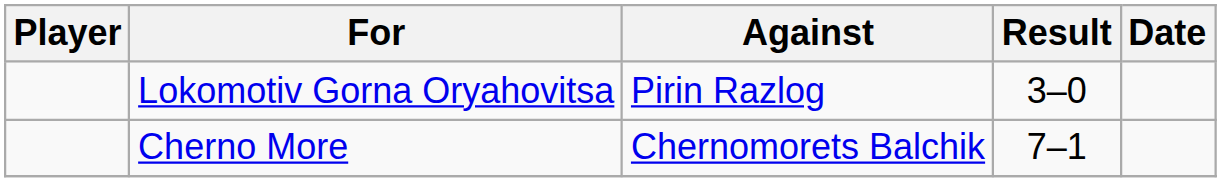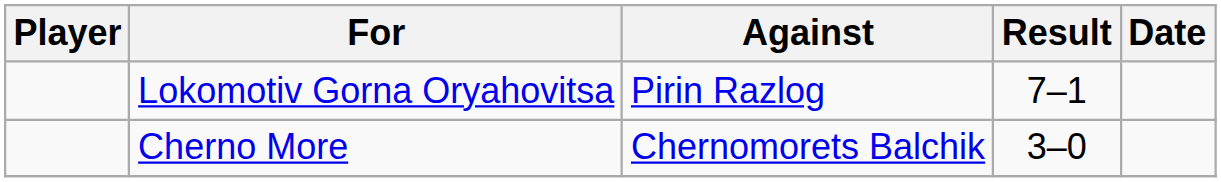(1057, 90) 3–0 -> (1057, 90) 7–1
(1057, 147) 7–1 -> (1057, 147) 3–0
